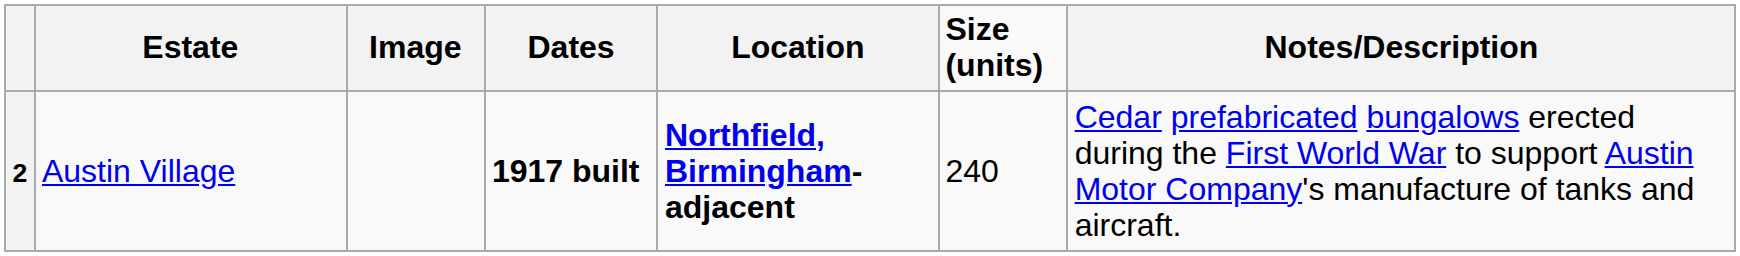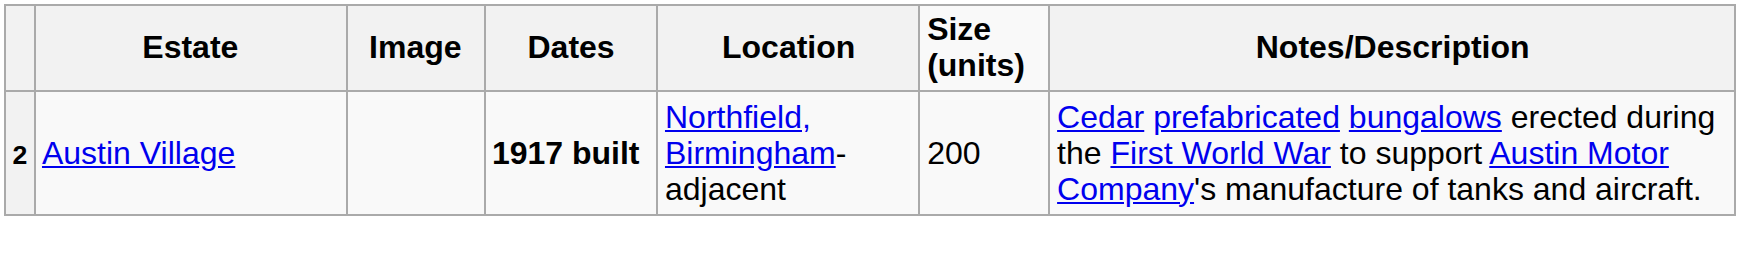(764, 170) bold -> (756, 152) normal
(972, 170) 240 -> (954, 152) 200
